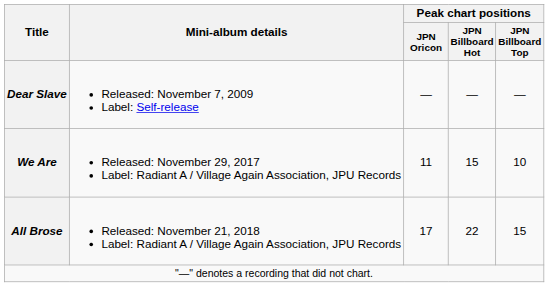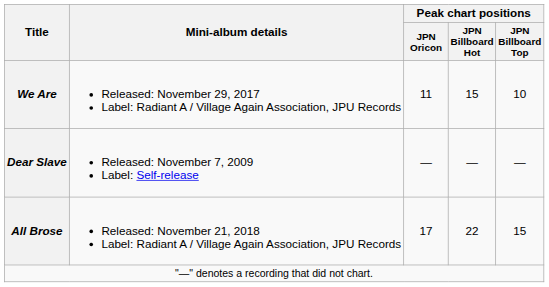rows swapped: (37, 94) <-> (37, 162)
